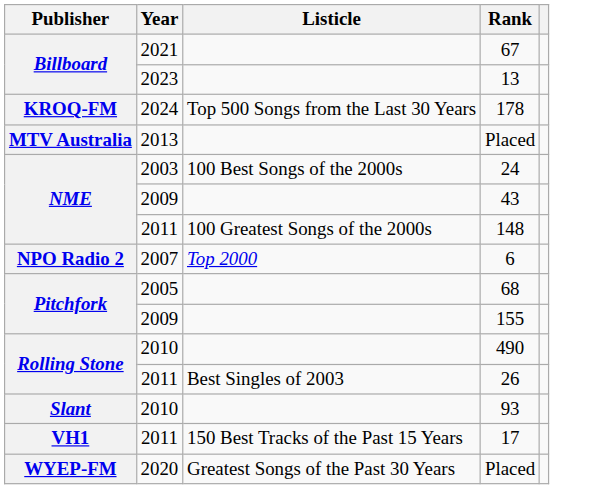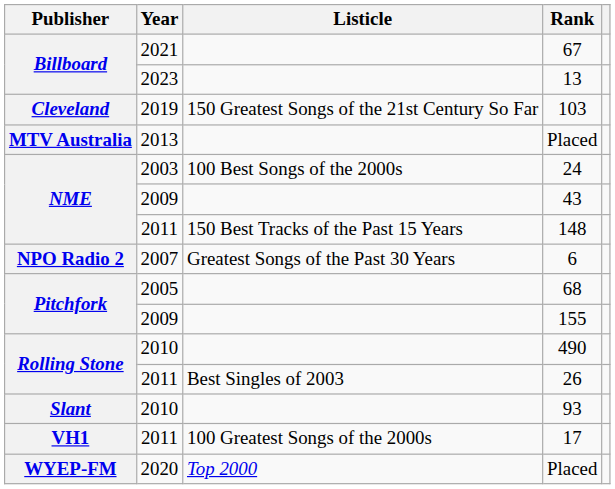+ row: (159, 109)
- row: (159, 109)
(309, 229) 100 Greatest Songs of the 2000s -> (325, 229) 150 Best Tracks of the Past 15 Years
(222, 259) Top 2000 -> (321, 259) Greatest Songs of the Past 30 Years
(325, 438) 150 Best Tracks of the Past 15 Years -> (309, 438) 100 Greatest Songs of the 2000s
(321, 468) Greatest Songs of the Past 30 Years -> (222, 468) Top 2000
